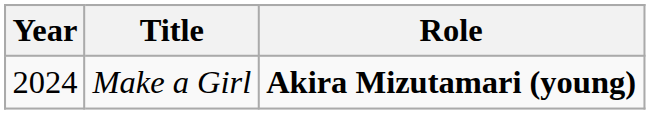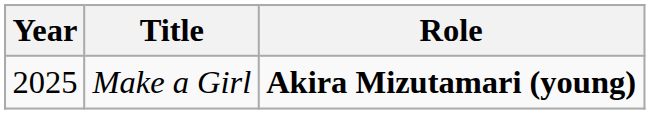(45, 81) 2024 -> (45, 81) 2025
